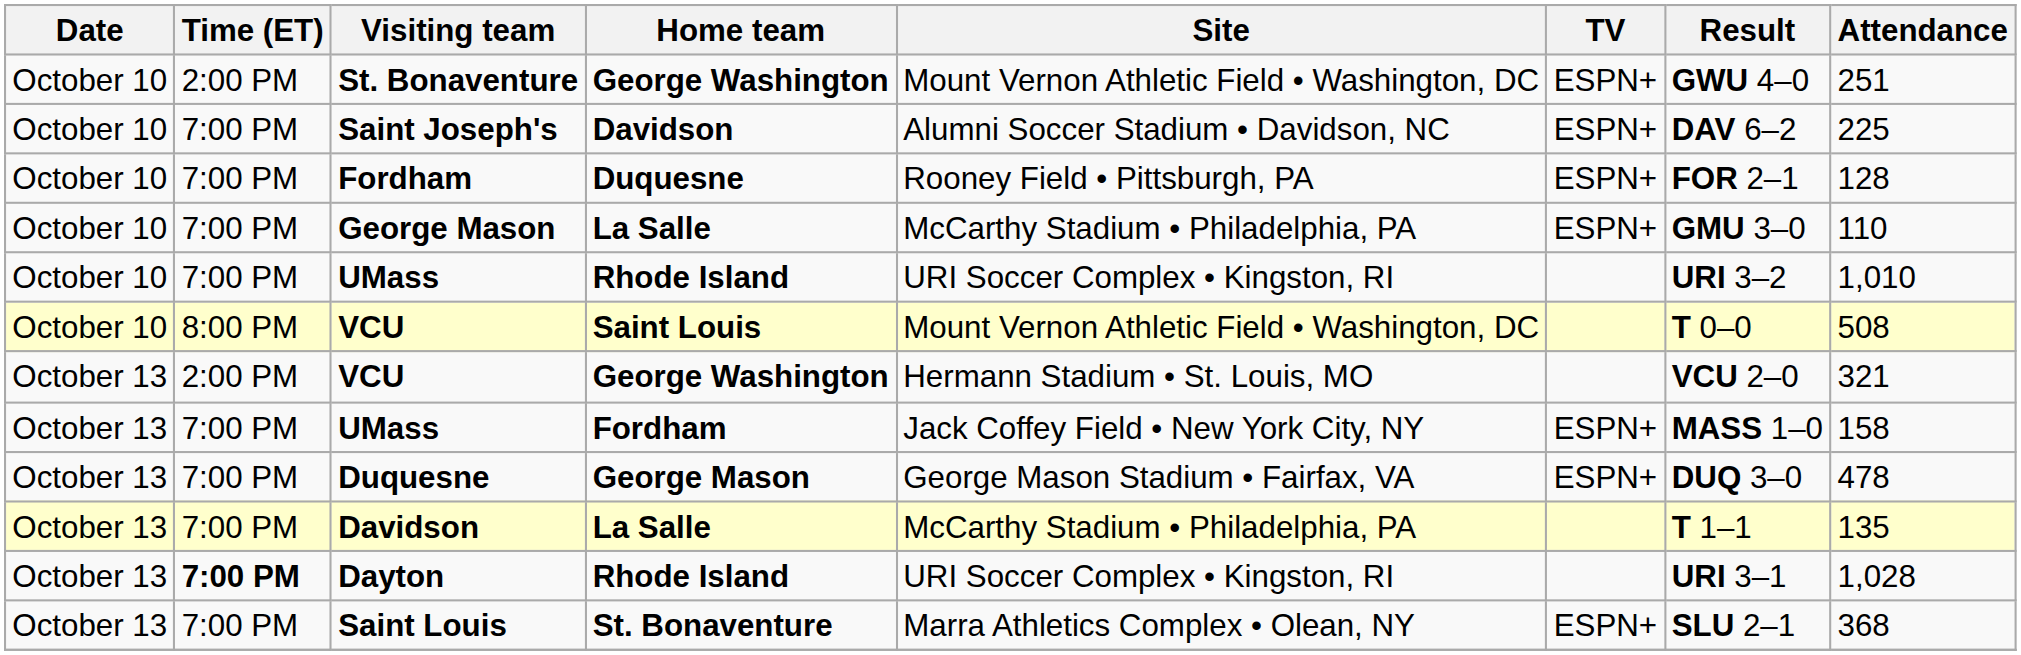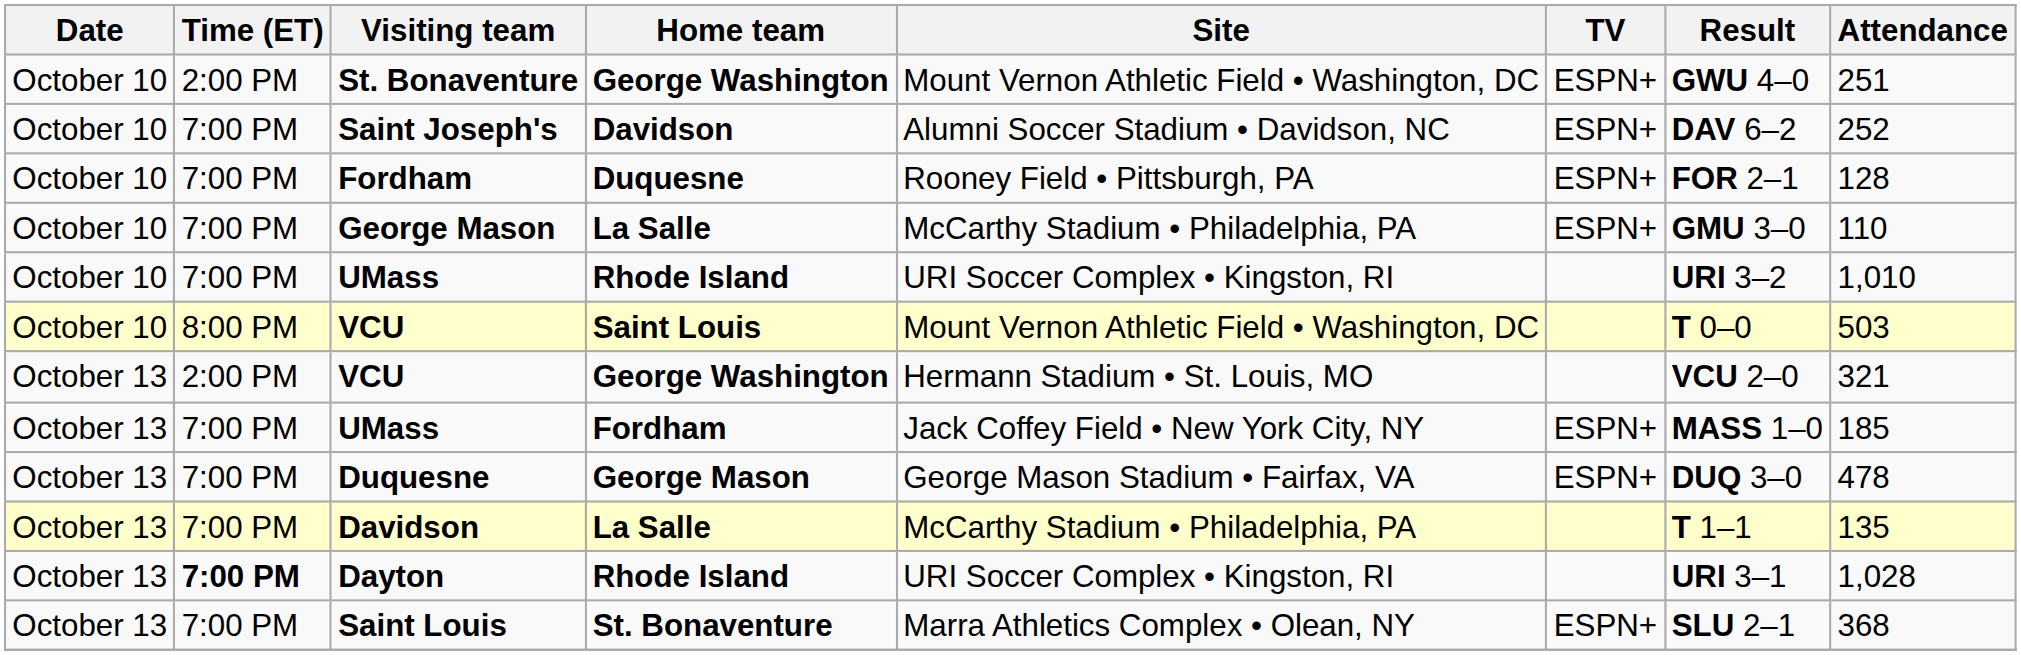(1864, 129) 225 -> (1864, 129) 252
(1864, 327) 508 -> (1864, 327) 503
(1864, 427) 158 -> (1864, 427) 185
